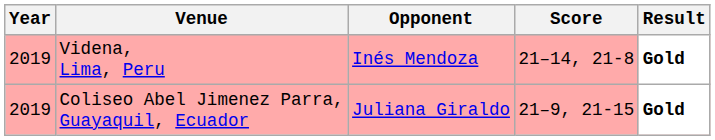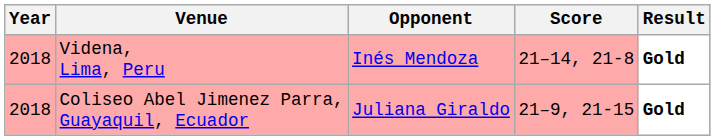(30, 59) 2019 -> (30, 59) 2018
(30, 110) 2019 -> (30, 110) 2018
